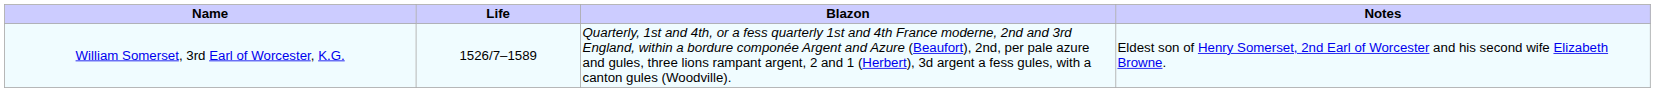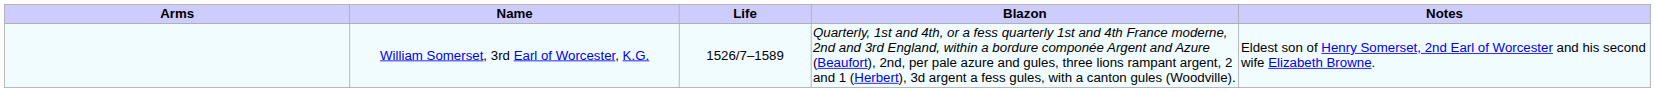+ column: (177, 14)
